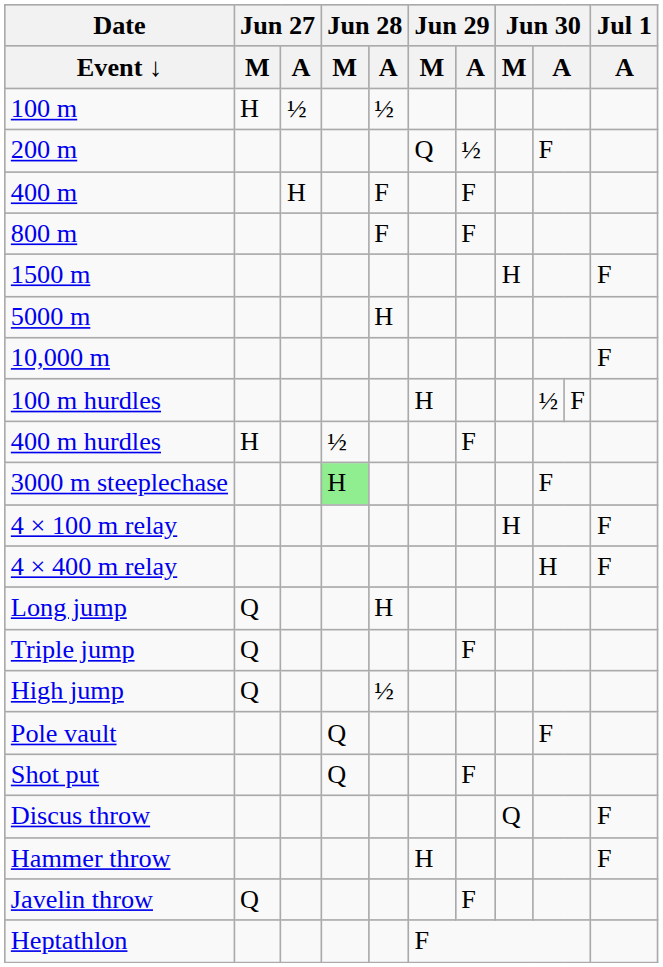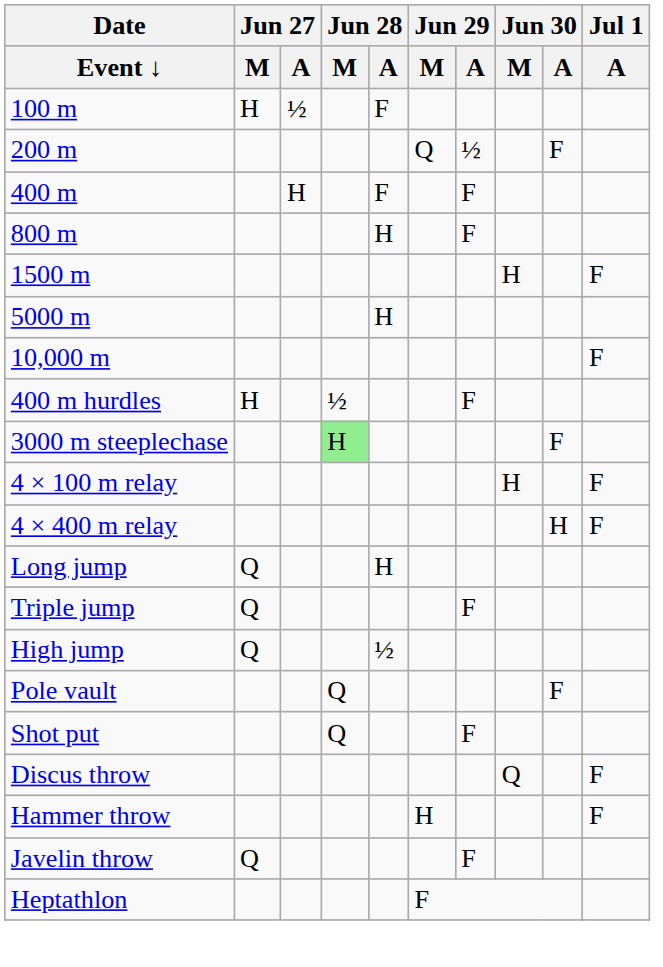(384, 108) ½ -> (381, 108) F
(381, 233) F -> (384, 233) H
- row: (86, 399)
